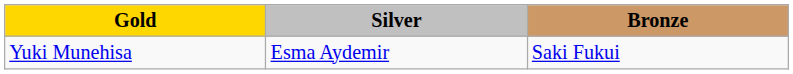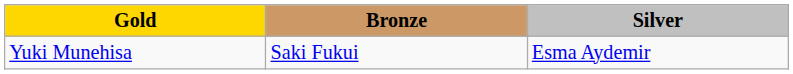columns swapped: (397, 20) <-> (658, 20)
